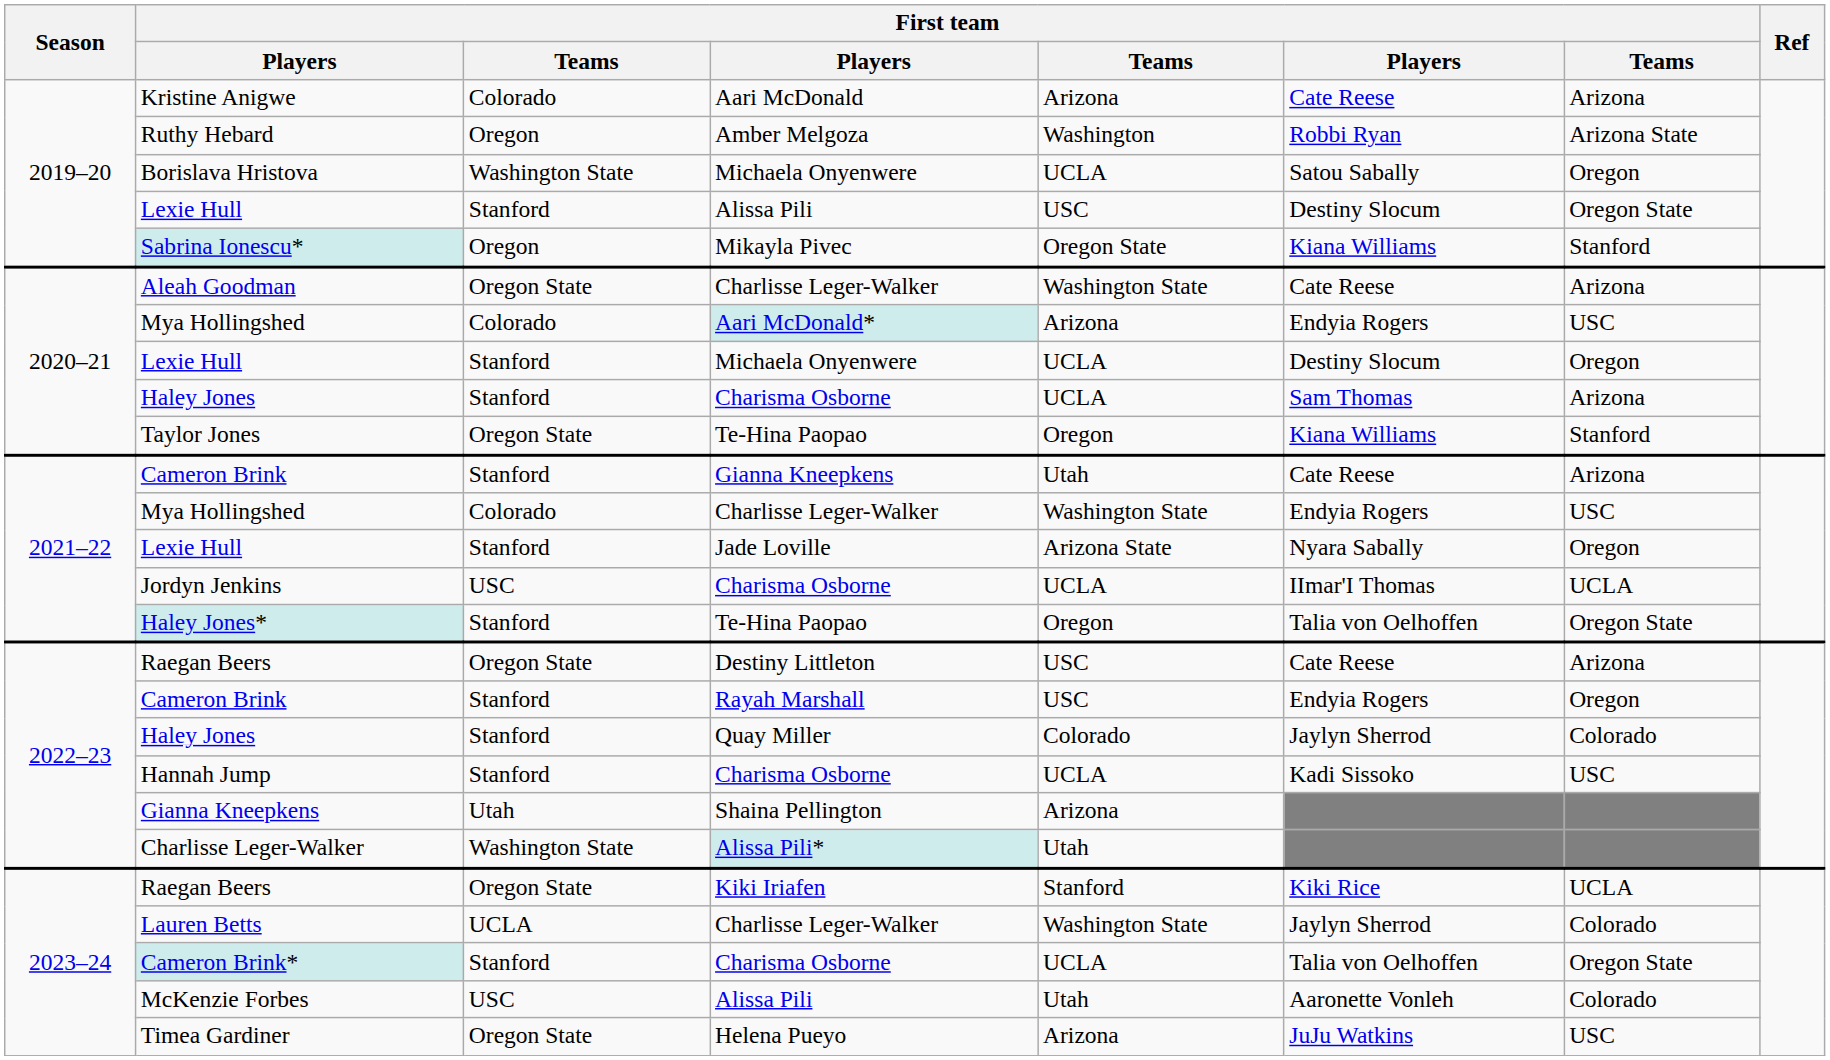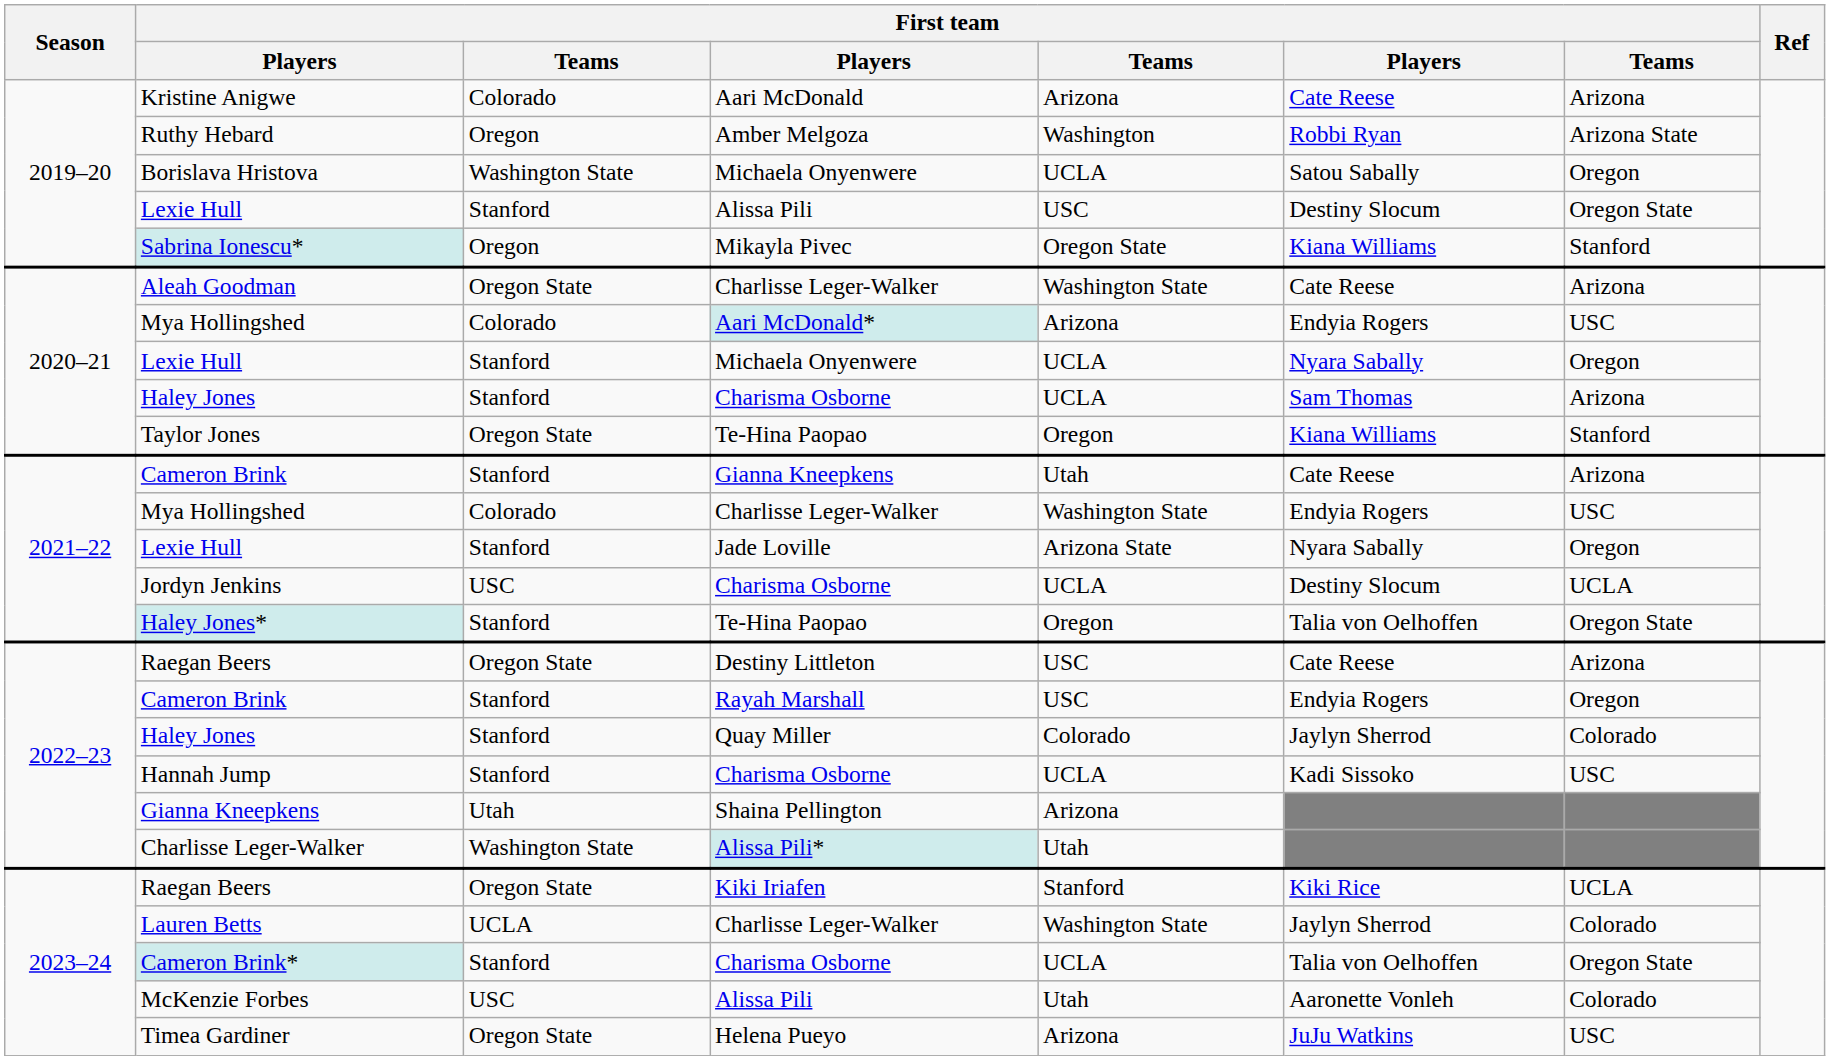(1365, 360) Destiny Slocum -> (1356, 360) Nyara Sabally
(1362, 585) IImar'I Thomas -> (1365, 585) Destiny Slocum
